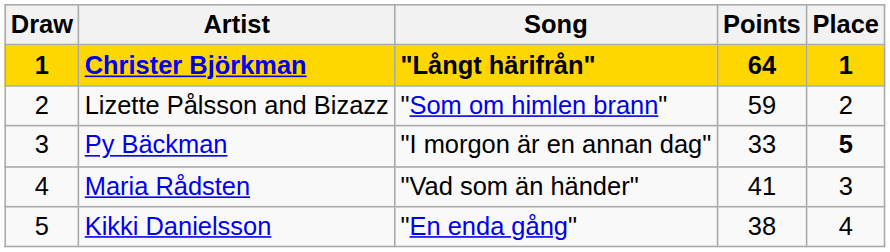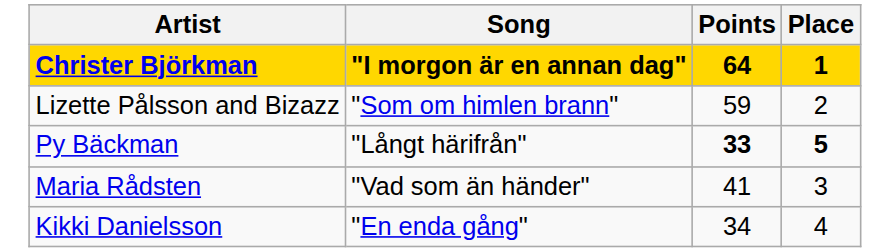- column: (42, 24)
(498, 65) "Långt härifrån" -> (519, 65) "I morgon är en annan dag"
(556, 145) "I morgon är en annan dag" -> (439, 145) "Långt härifrån"
(762, 145) normal -> (737, 145) bold
(762, 226) 38 -> (737, 226) 34
